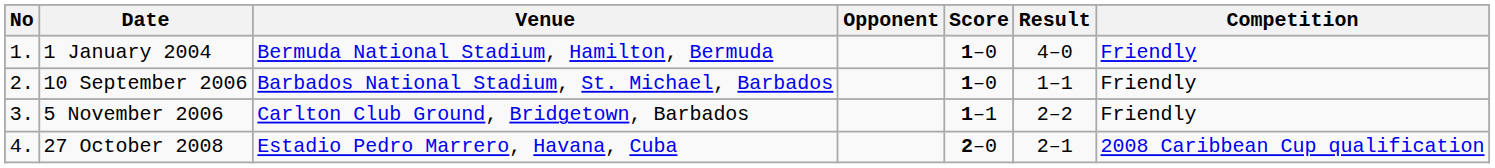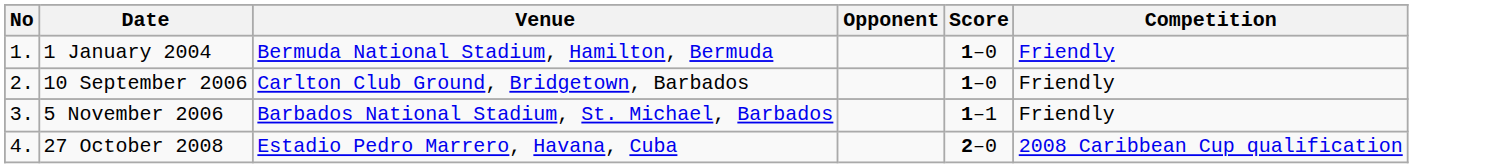- column: (1055, 21)
(545, 84) Barbados National Stadium, St. Michael, Barbados -> (503, 84) Carlton Club Ground, Bridgetown, Barbados
(503, 115) Carlton Club Ground, Bridgetown, Barbados -> (545, 115) Barbados National Stadium, St. Michael, Barbados
